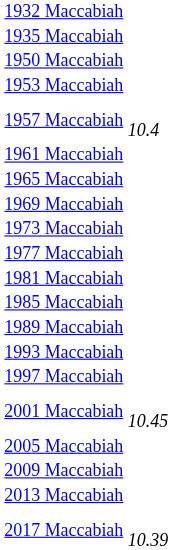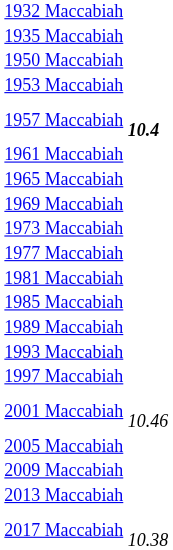(143, 130) normal -> (143, 130) bold
(148, 421) 10.45 -> (148, 421) 10.46
(148, 540) 10.39 -> (148, 540) 10.38
